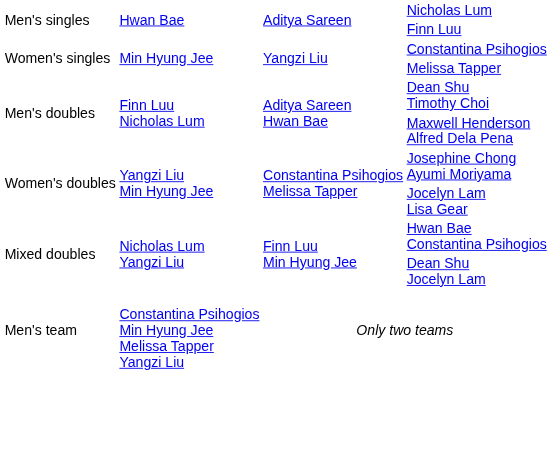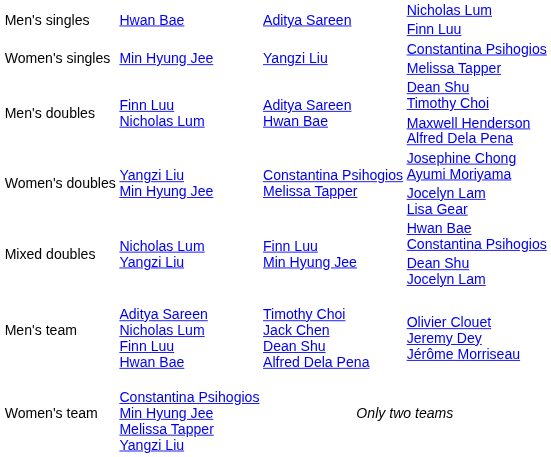+ row: (463, 338)
(41, 330) Men's team -> (51, 413) Women's team
